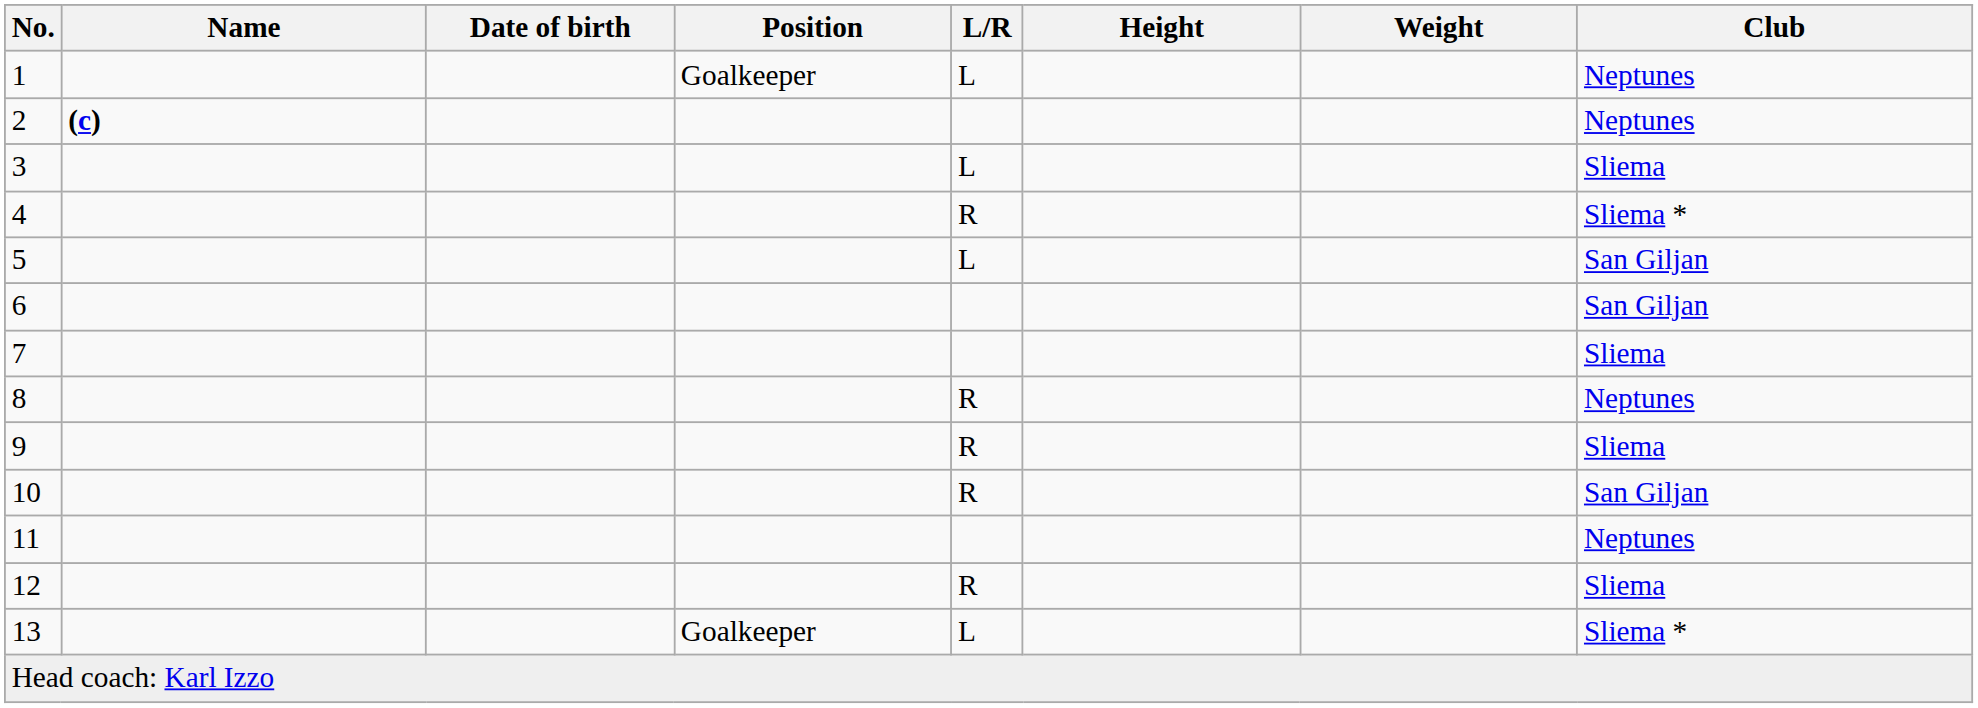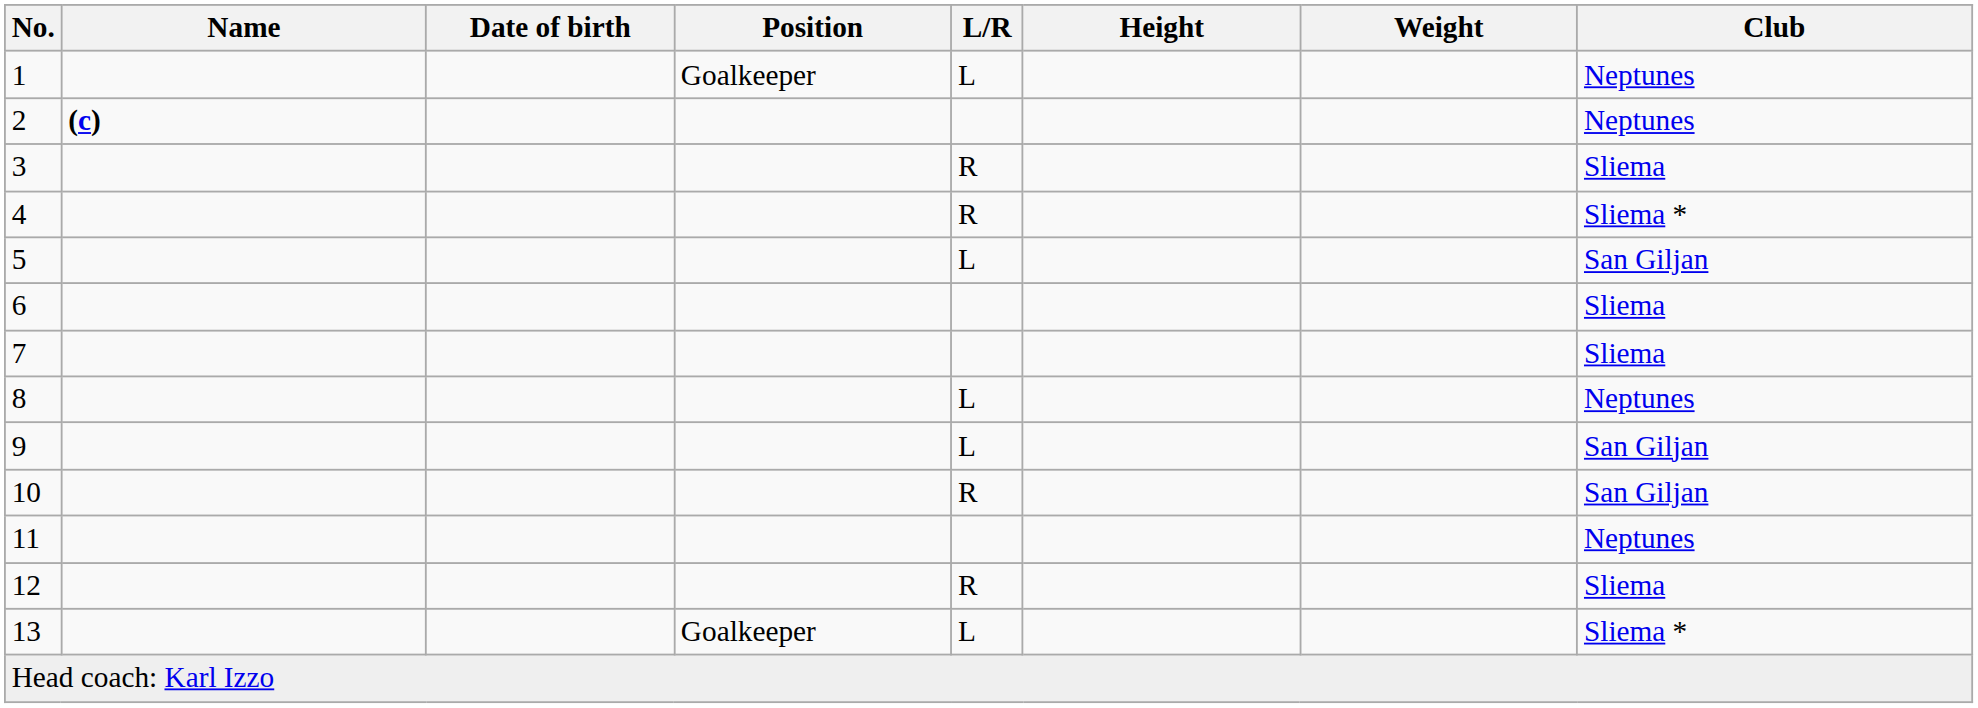(967, 167) L -> (968, 167) R
(1646, 306) San Giljan -> (1625, 306) Sliema
(968, 399) R -> (967, 399) L
(968, 445) R -> (967, 445) L
(1625, 445) Sliema -> (1646, 445) San Giljan
